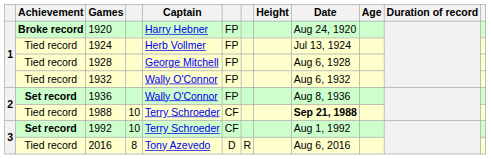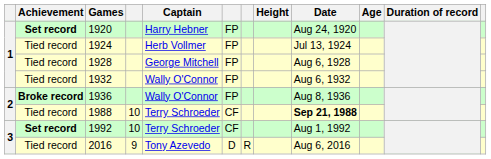(51, 30) Broke record -> (51, 30) Set record
(51, 96) Set record -> (51, 96) Broke record
(134, 146) 8 -> (134, 146) 9
